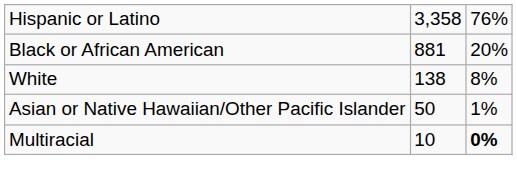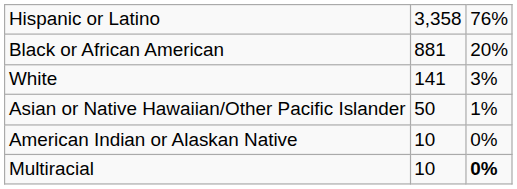(430, 79) 138 -> (430, 79) 141
(484, 79) 8% -> (484, 79) 3%
+ row: (153, 139)
